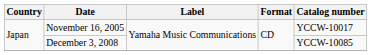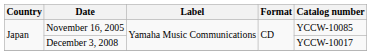(325, 27) YCCW-10017 -> (325, 27) YCCW-10085
(325, 43) YCCW-10085 -> (325, 43) YCCW-10017
